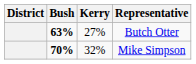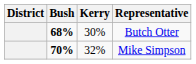(62, 31) 63% -> (62, 31) 68%
(95, 31) 27% -> (95, 31) 30%
